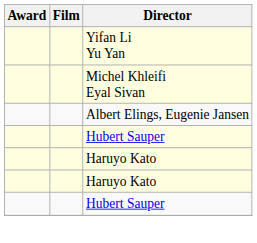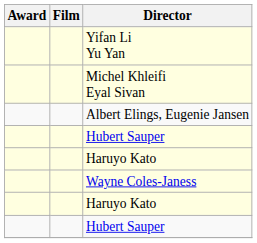+ row: (27, 182)
